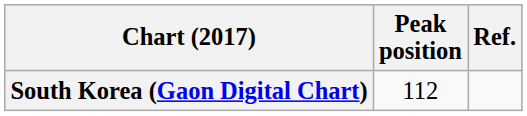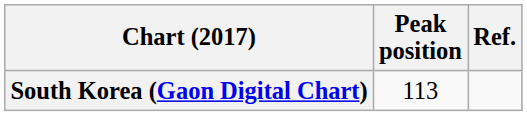(420, 90) 112 -> (420, 90) 113
